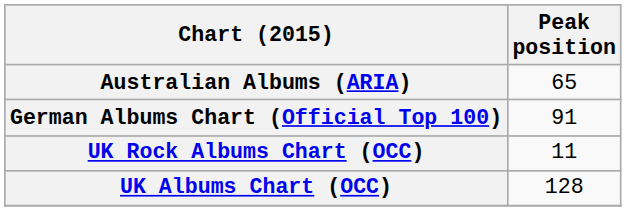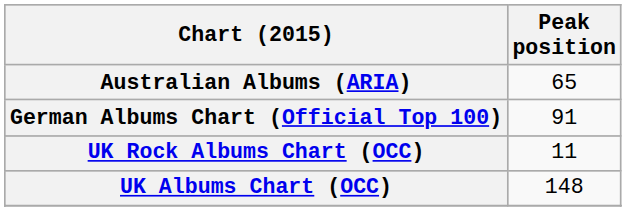(564, 188) 128 -> (564, 188) 148
